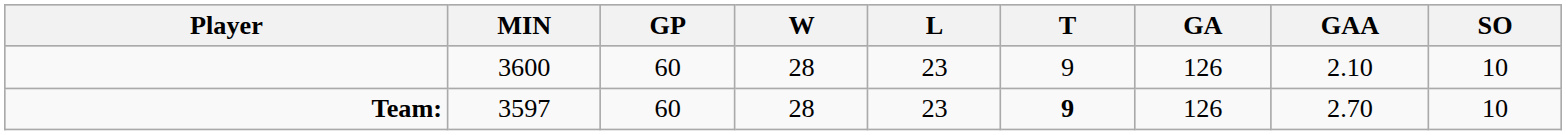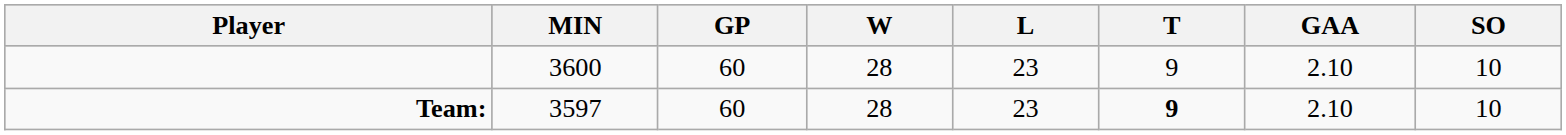- column: (1203, 25)
(1350, 108) 2.70 -> (1330, 108) 2.10
